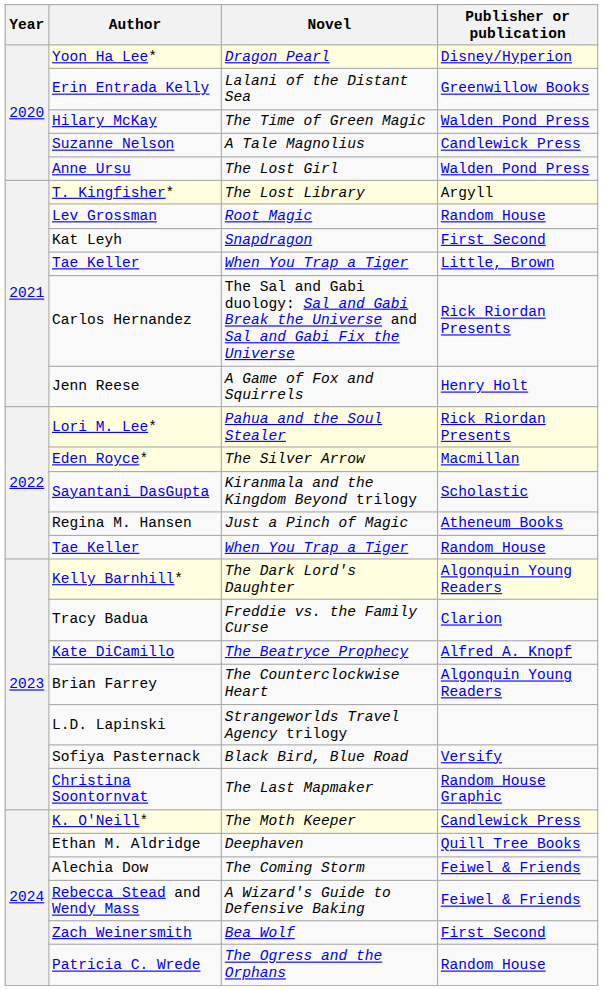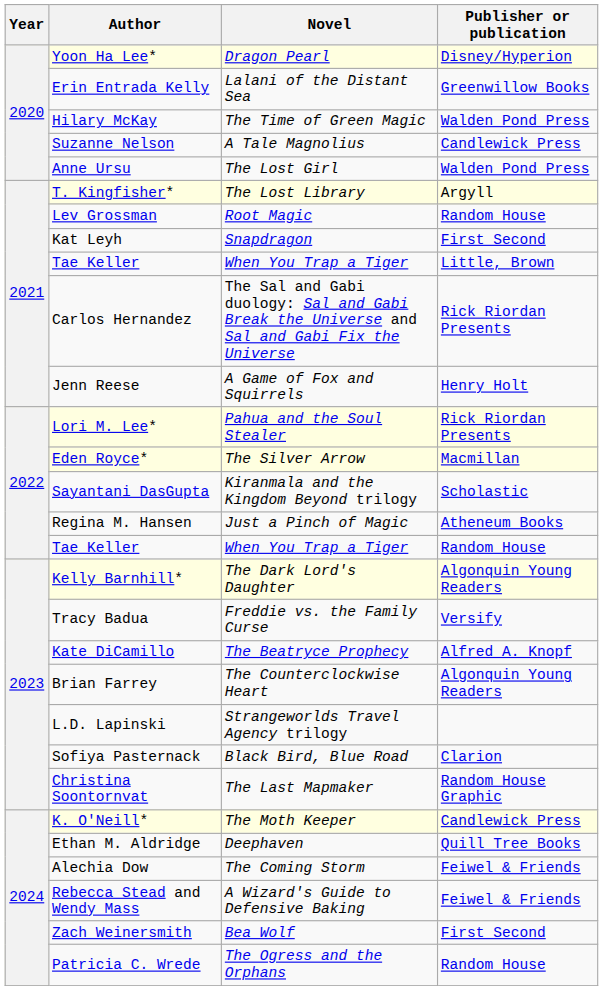(471, 620) Clarion -> (471, 620) Versify
(471, 757) Versify -> (471, 757) Clarion
